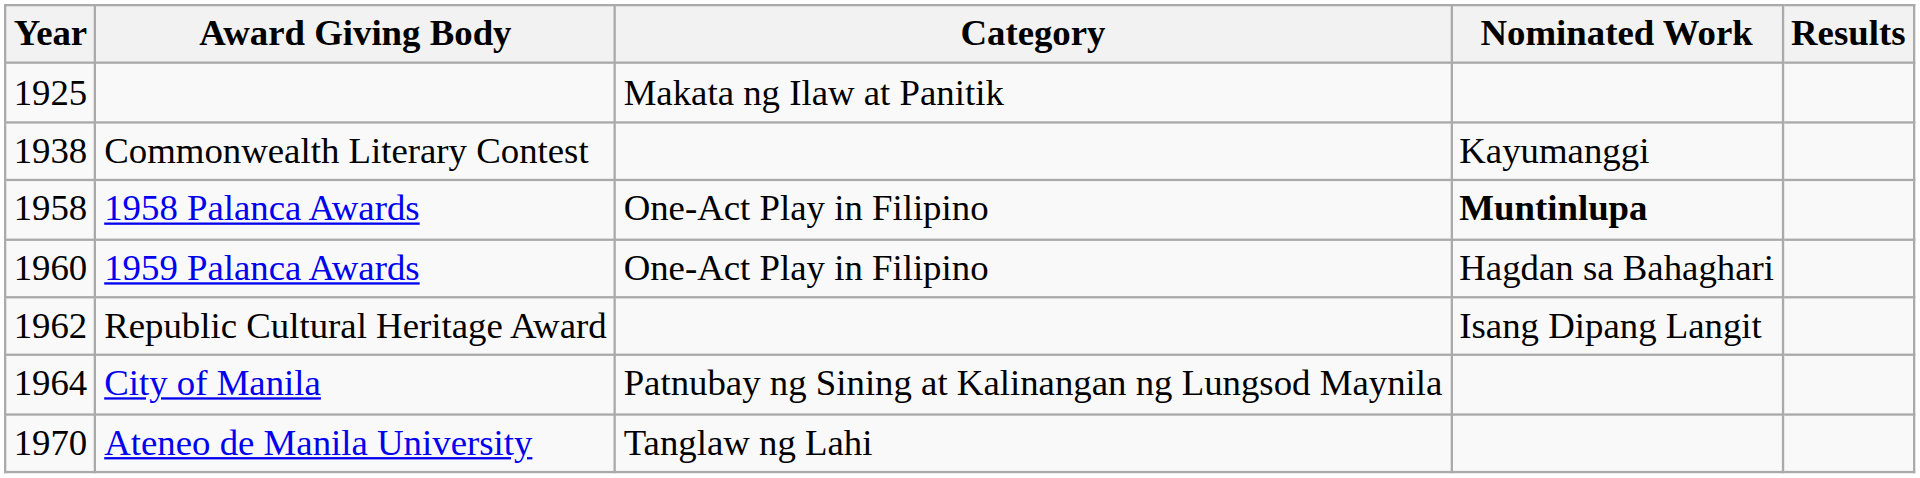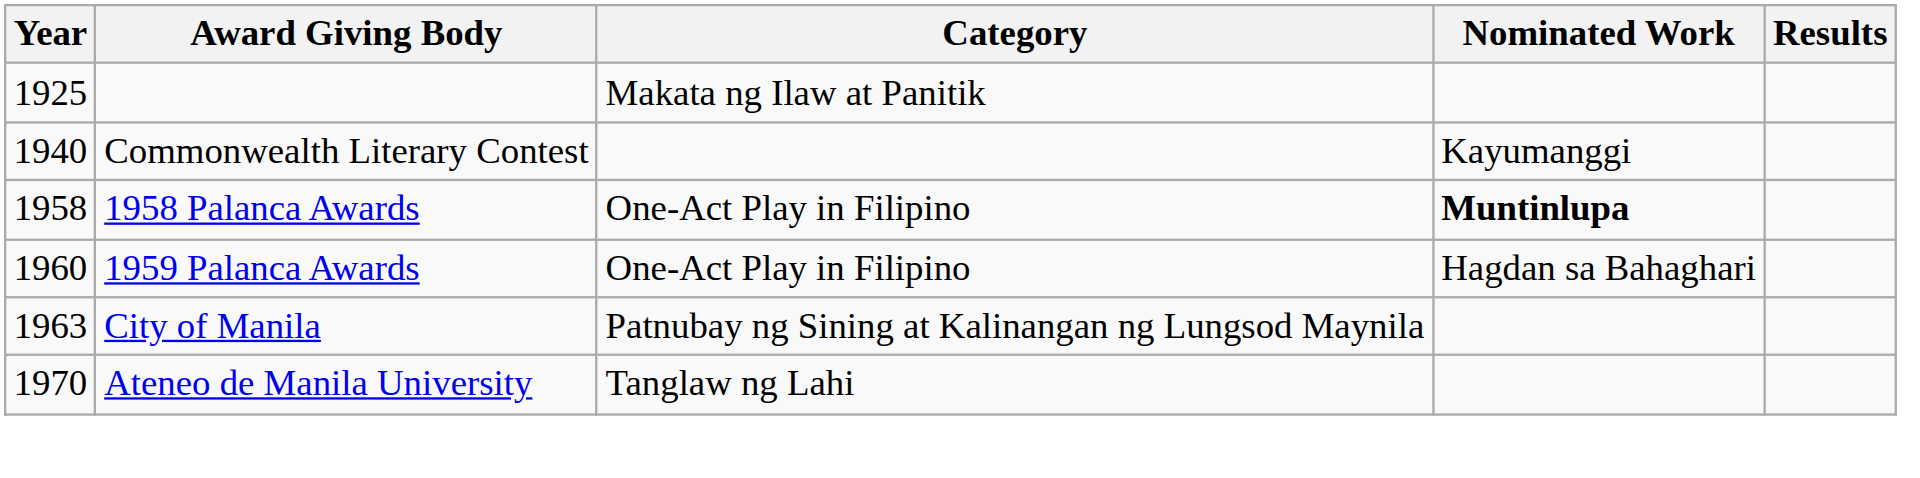(50, 150) 1938 -> (50, 150) 1940
- row: (355, 325)
(50, 383) 1964 -> (50, 325) 1963
